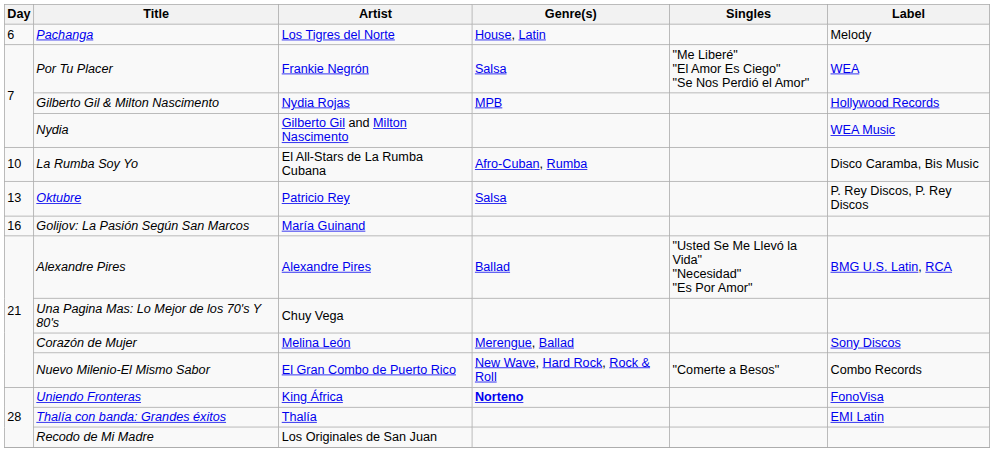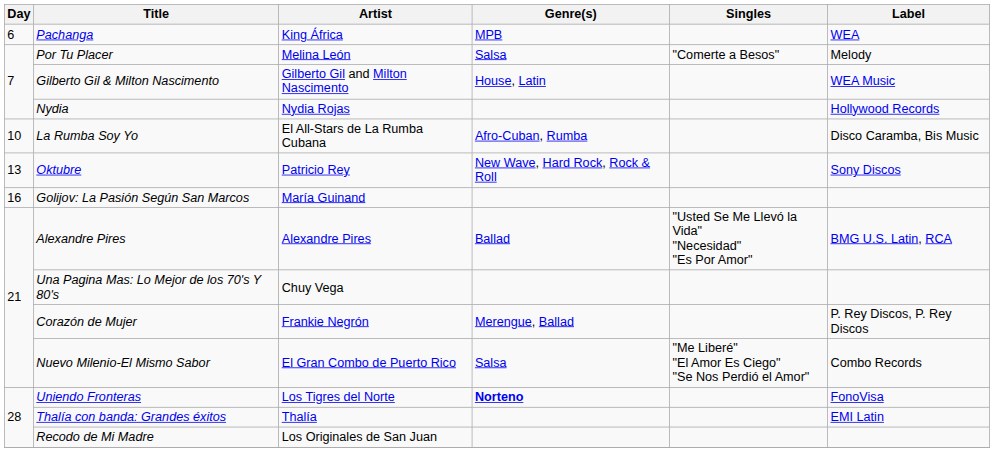(338, 34) Los Tigres del Norte -> (312, 34) King África
(510, 34) House, Latin -> (489, 34) MPB
(851, 34) Melody -> (845, 34) WEA
(325, 68) Frankie Negrón -> (316, 54) Melina León
(741, 68) "Me Liberé" "El Amor Es Ciego" "Se Nos Perdió el Amor" -> (726, 54) "Comerte a Besos"
(845, 68) WEA -> (851, 54) Melody
(316, 103) Nydia Rojas -> (344, 81) Gilberto Gil and Milton Nascimento
(489, 103) MPB -> (510, 81) House, Latin
(885, 103) Hollywood Records -> (863, 81) WEA Music
(344, 130) Gilberto Gil and Milton Nascimento -> (316, 108) Nydia Rojas
(863, 130) WEA Music -> (885, 108) Hollywood Records
(491, 198) Salsa -> (562, 170) New Wave, Hard Rock, Rock & Roll
(891, 198) P. Rey Discos, P. Rey Discos -> (866, 170) Sony Discos
(316, 342) Melina León -> (325, 321) Frankie Negrón
(866, 342) Sony Discos -> (891, 321) P. Rey Discos, P. Rey Discos
(562, 370) New Wave, Hard Rock, Rock & Roll -> (491, 363) Salsa
(726, 370) "Comerte a Besos" -> (741, 363) "Me Liberé" "El Amor Es Ciego" "Se Nos Perdió el Amor"
(312, 397) King África -> (338, 397) Los Tigres del Norte
